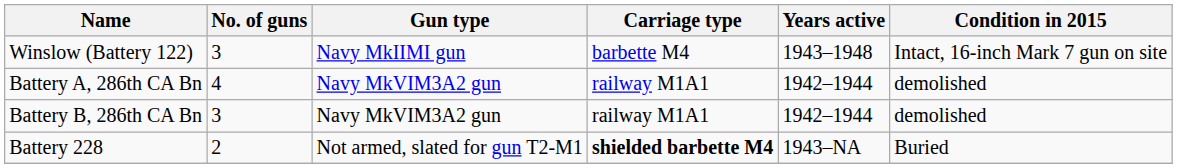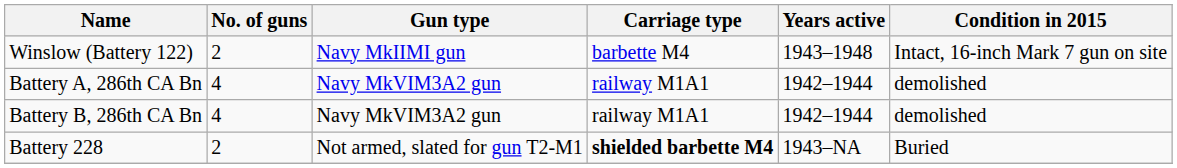(216, 52) 3 -> (216, 52) 2
(216, 115) 3 -> (216, 115) 4
